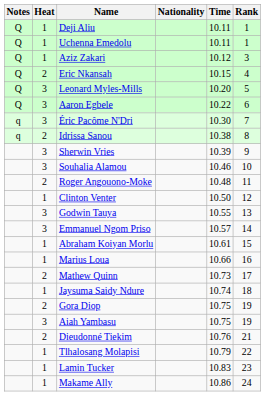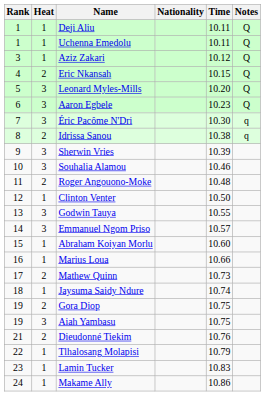columns swapped: (247, 12) <-> (18, 12)
(220, 105) 10.22 -> (219, 105) 10.23
(220, 244) 10.61 -> (219, 244) 10.60
